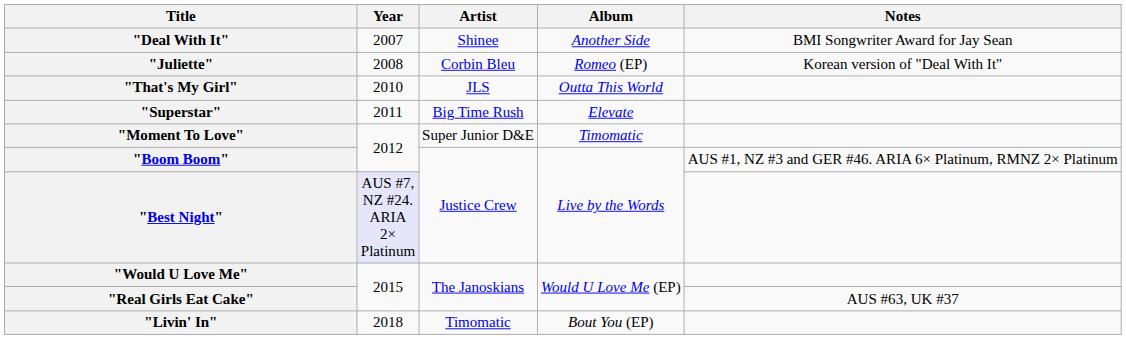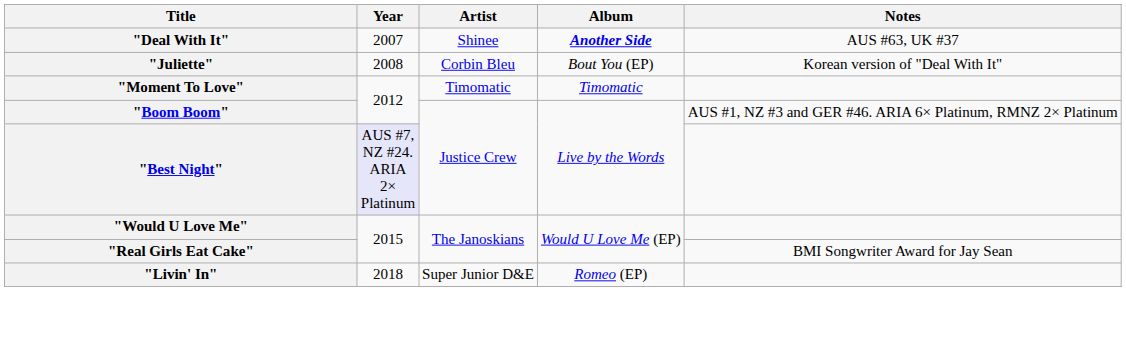(611, 40) normal -> (611, 40) bold
(903, 40) BMI Songwriter Award for Jay Sean -> (903, 40) AUS #63, UK #37
(611, 64) Romeo (EP) -> (611, 64) Bout You (EP)
- row: (181, 87)
- row: (181, 111)
(478, 135) Super Junior D&E -> (478, 87) Timomatic
(903, 298) AUS #63, UK #37 -> (903, 251) BMI Songwriter Award for Jay Sean
(478, 322) Timomatic -> (478, 274) Super Junior D&E
(611, 322) Bout You (EP) -> (611, 274) Romeo (EP)
